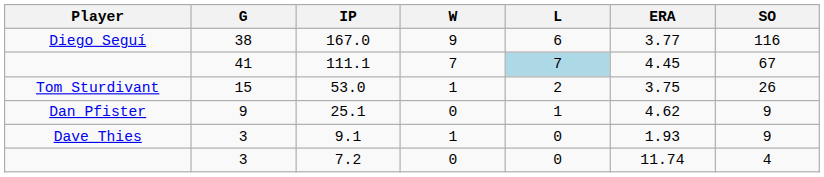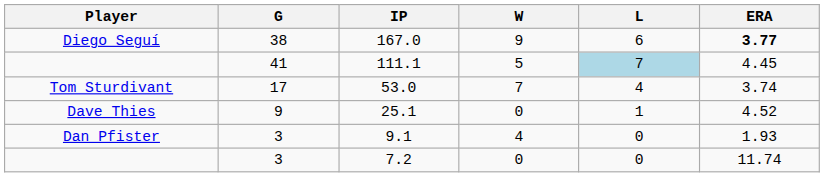- column: (767, 17)
(662, 40) normal -> (759, 40) bold
(453, 64) 7 -> (519, 64) 5
(243, 88) 15 -> (278, 88) 17
(453, 88) 1 -> (519, 88) 7
(558, 88) 2 -> (639, 88) 4
(662, 88) 3.75 -> (759, 88) 3.74
(98, 112) Dan Pfister -> (111, 112) Dave Thies
(662, 112) 4.62 -> (759, 112) 4.52
(98, 136) Dave Thies -> (111, 136) Dan Pfister
(453, 136) 1 -> (519, 136) 4
